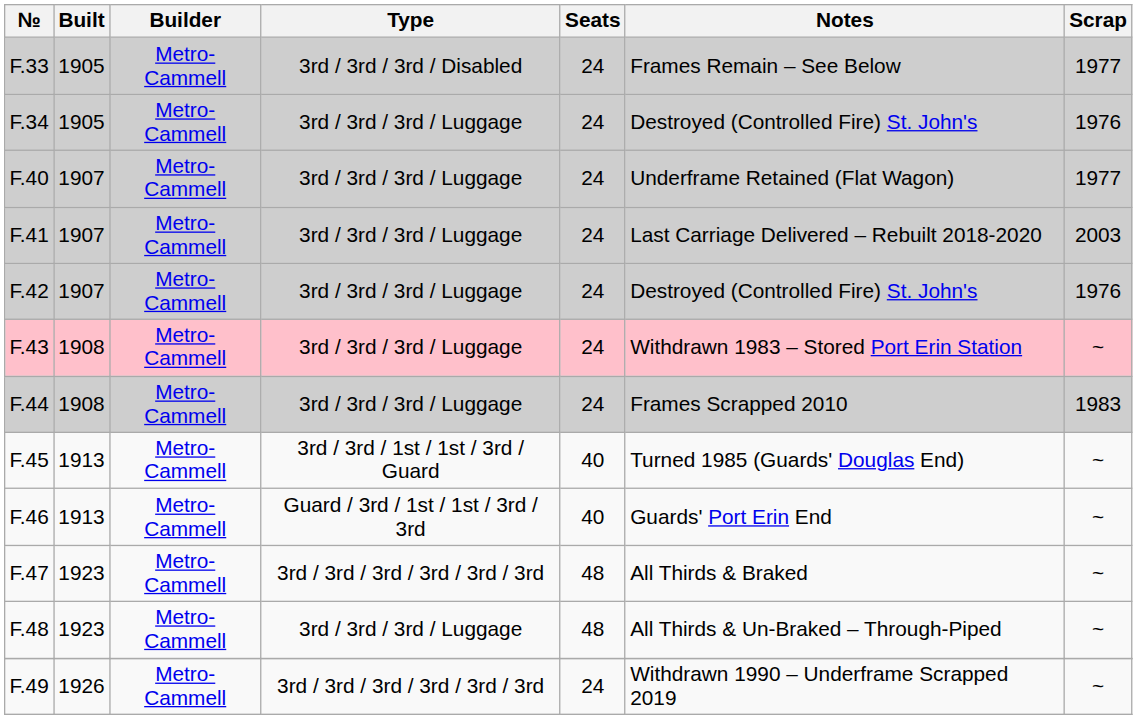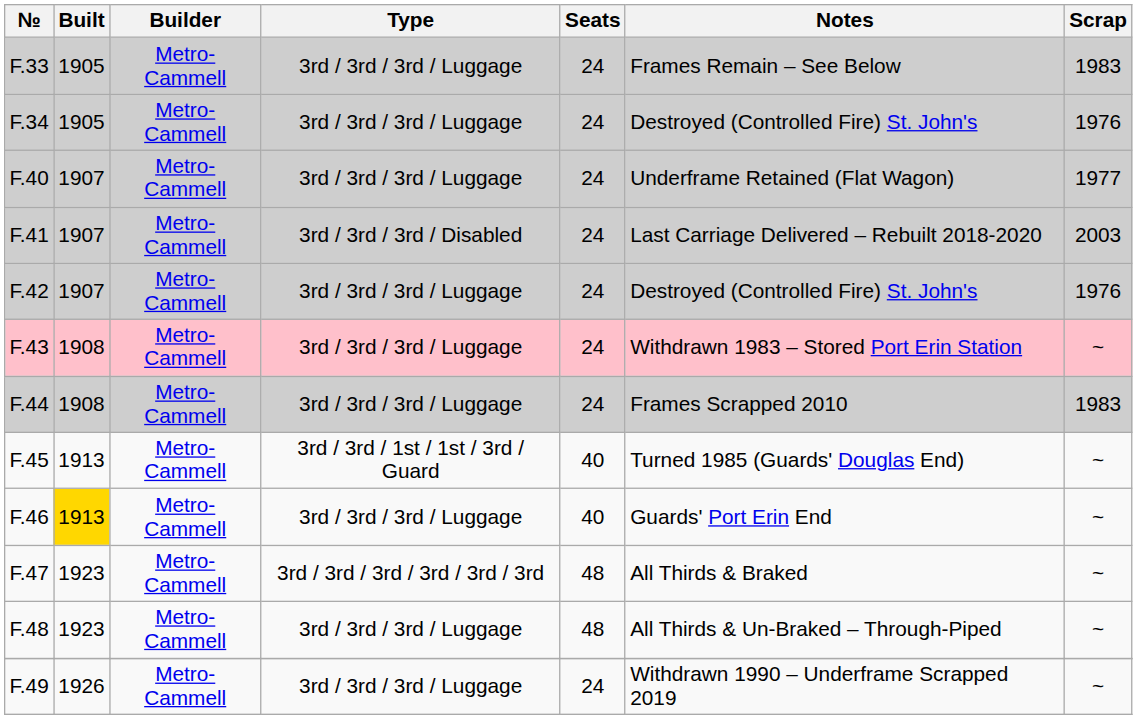(411, 65) 3rd / 3rd / 3rd / Disabled -> (411, 65) 3rd / 3rd / 3rd / Luggage
(1098, 65) 1977 -> (1098, 65) 1983
(411, 234) 3rd / 3rd / 3rd / Luggage -> (411, 234) 3rd / 3rd / 3rd / Disabled
(81, 516) no background -> (81, 516) gold background
(411, 516) Guard / 3rd / 1st / 1st / 3rd / 3rd -> (411, 516) 3rd / 3rd / 3rd / Luggage
(411, 685) 3rd / 3rd / 3rd / 3rd / 3rd / 3rd -> (411, 685) 3rd / 3rd / 3rd / Luggage
